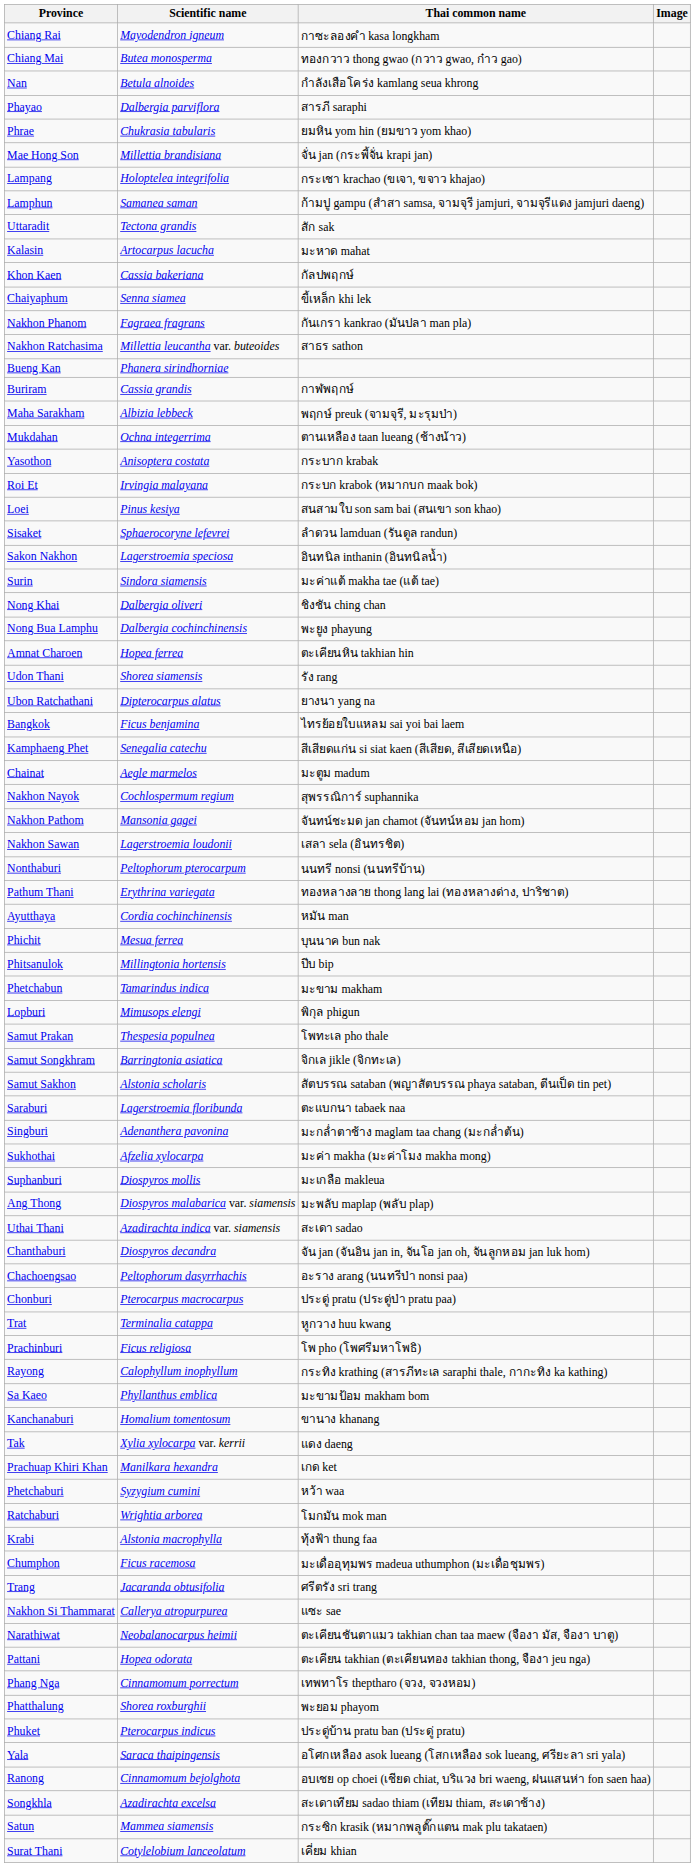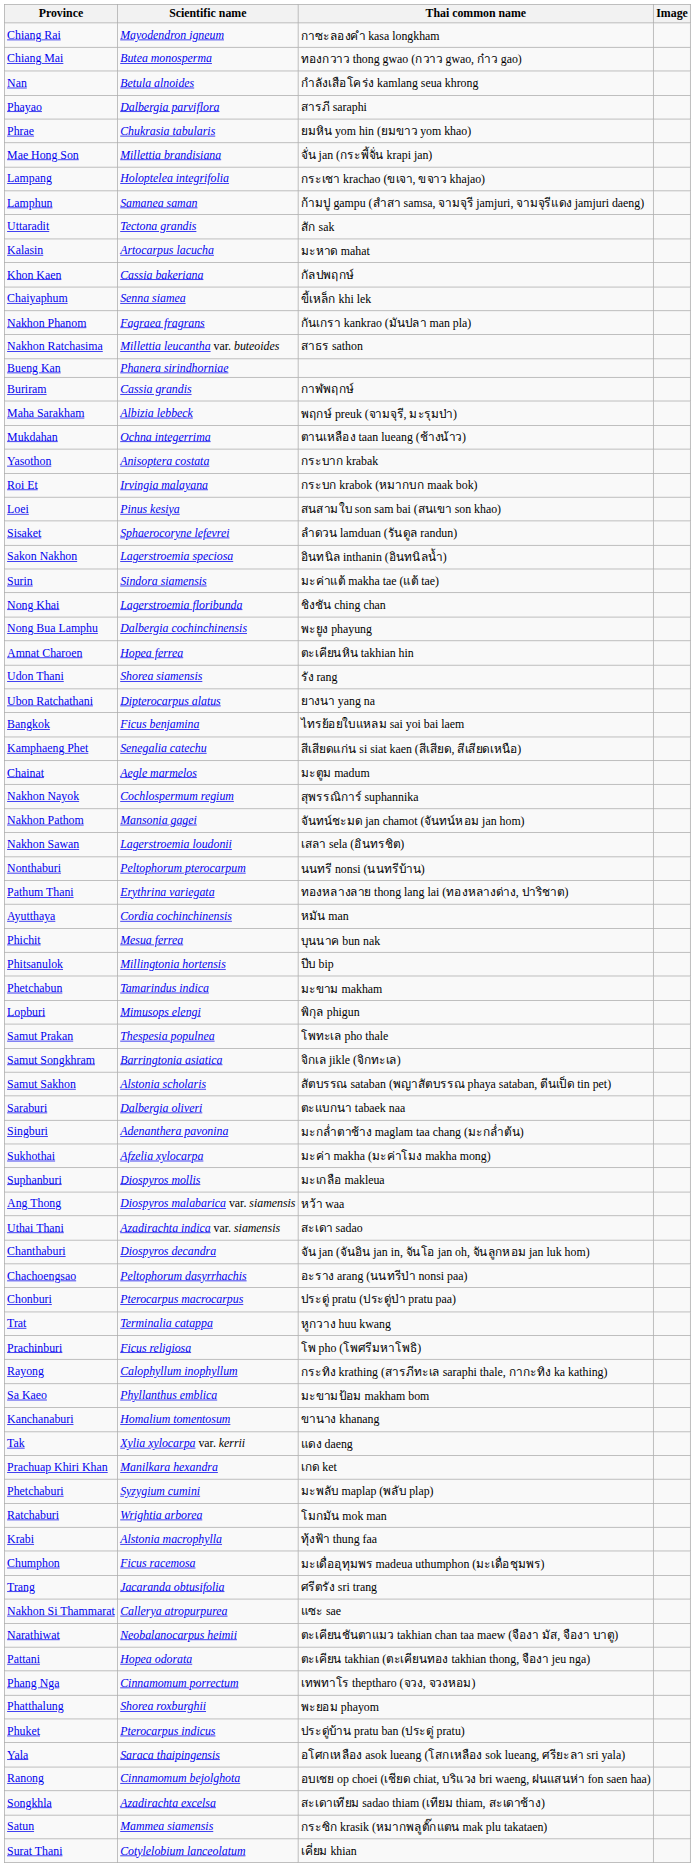(161, 605) Dalbergia oliveri -> (181, 605) Lagerstroemia floribunda
(181, 1108) Lagerstroemia floribunda -> (161, 1108) Dalbergia oliveri
(367, 1204) มะพลับ maplap (พลับ plap) -> (323, 1204) หว้า waa
(323, 1491) หว้า waa -> (367, 1491) มะพลับ maplap (พลับ plap)
